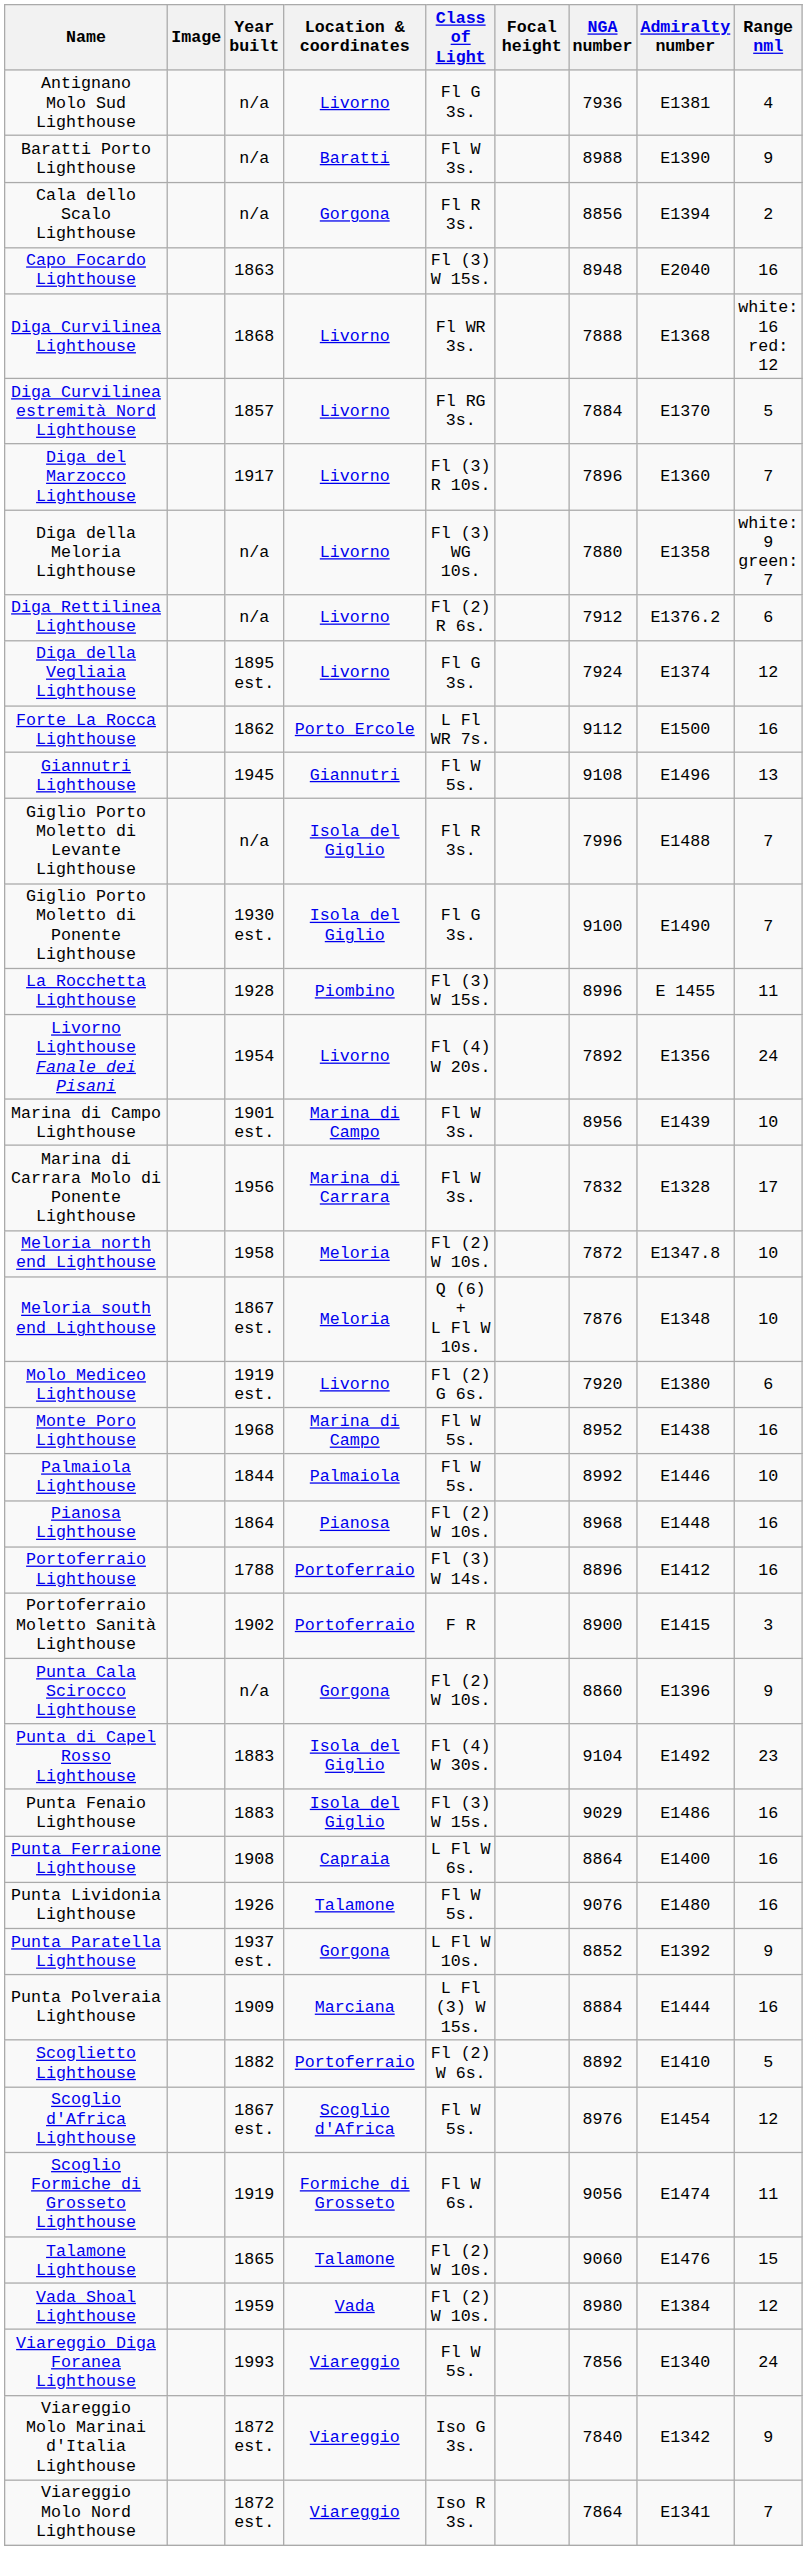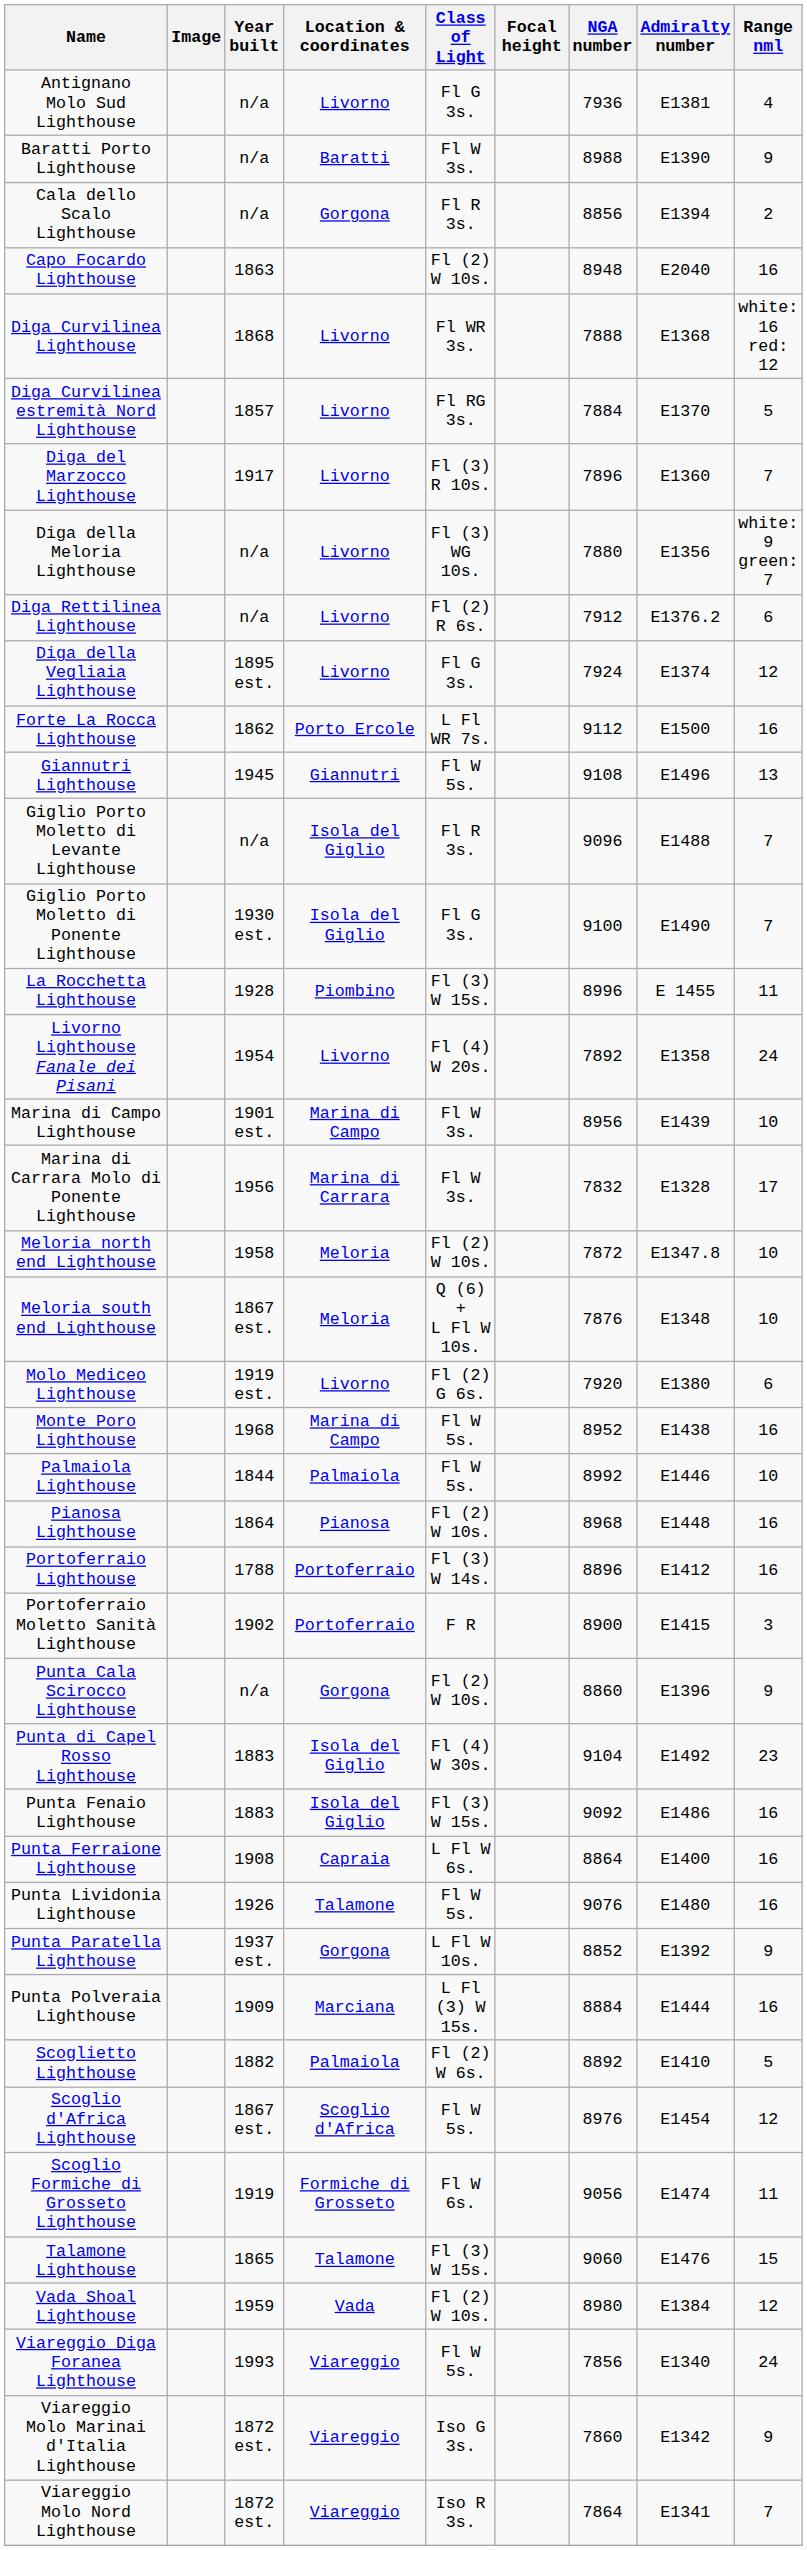(461, 271) Fl (3) W 15s. -> (461, 271) Fl (2) W 10s.
(685, 552) E1358 -> (685, 552) E1356
(603, 841) 7996 -> (603, 841) 9096
(685, 1057) E1356 -> (685, 1057) E1358
(603, 1813) 9029 -> (603, 1813) 9092
(355, 2063) Portoferraio -> (355, 2063) Palmaiola
(461, 2260) Fl (2) W 10s. -> (461, 2260) Fl (3) W 15s.
(603, 2437) 7840 -> (603, 2437) 7860
